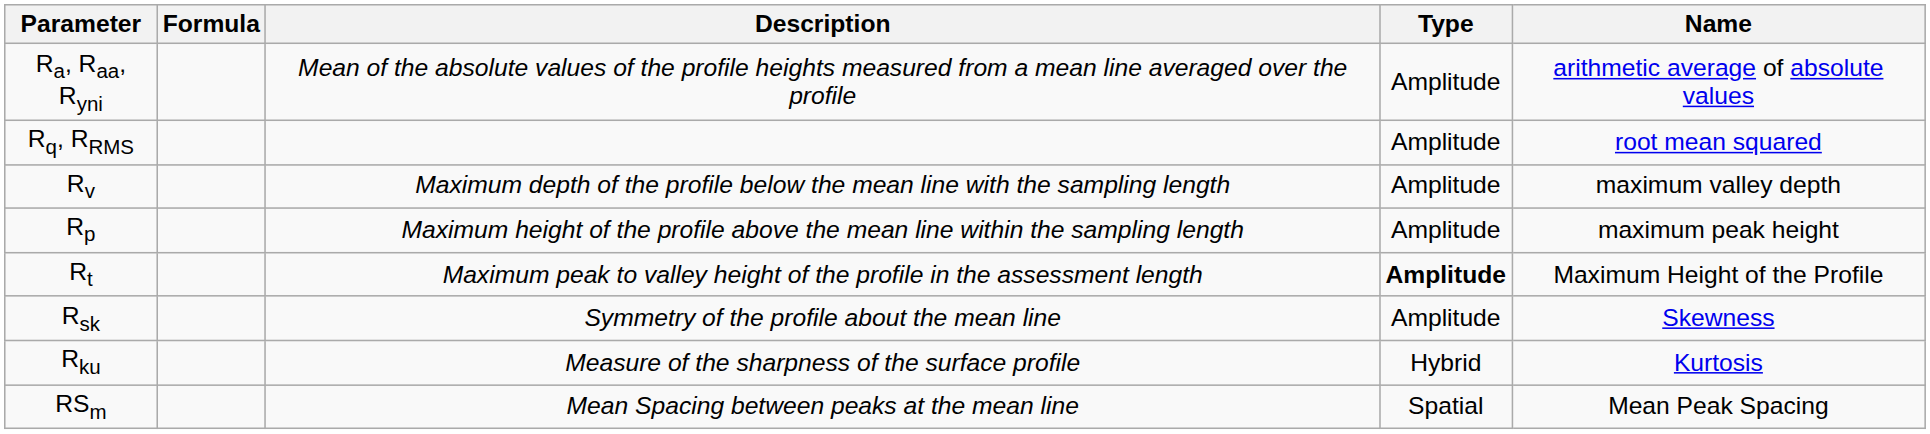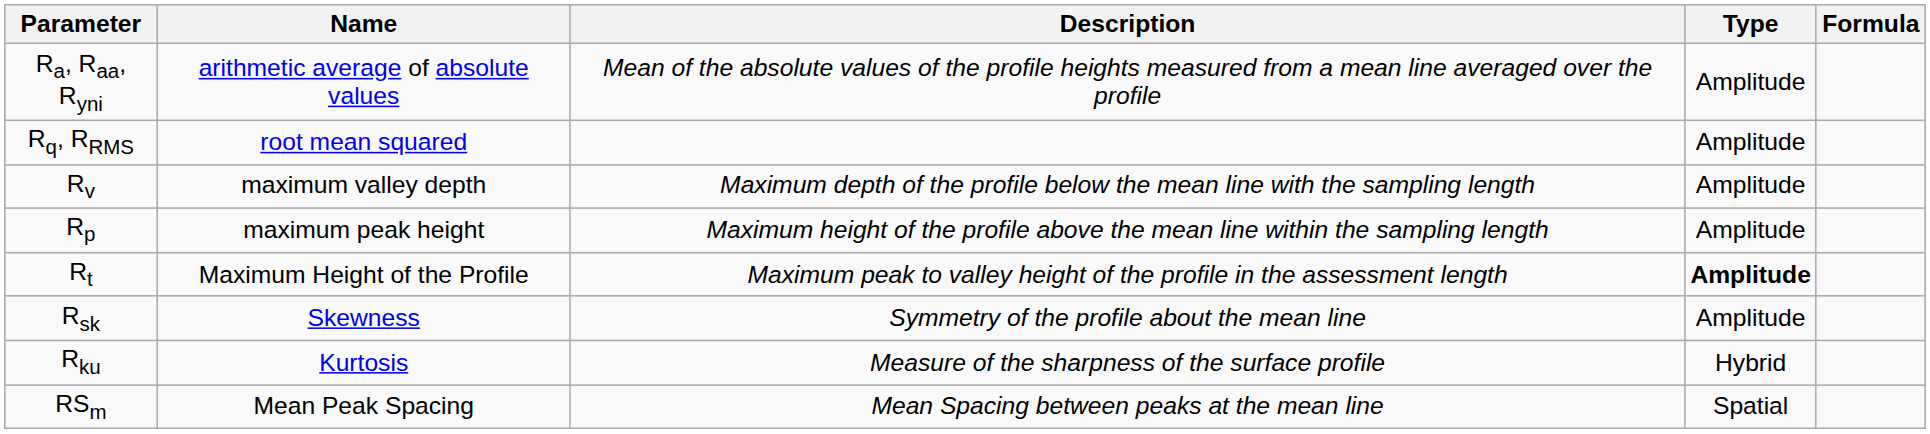columns swapped: (1718, 24) <-> (211, 24)
